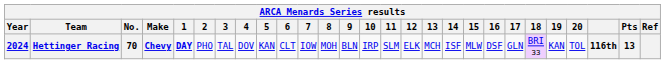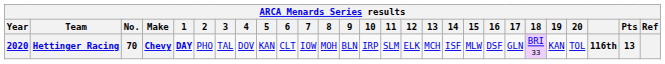(18, 46) 2024 -> (18, 46) 2020
